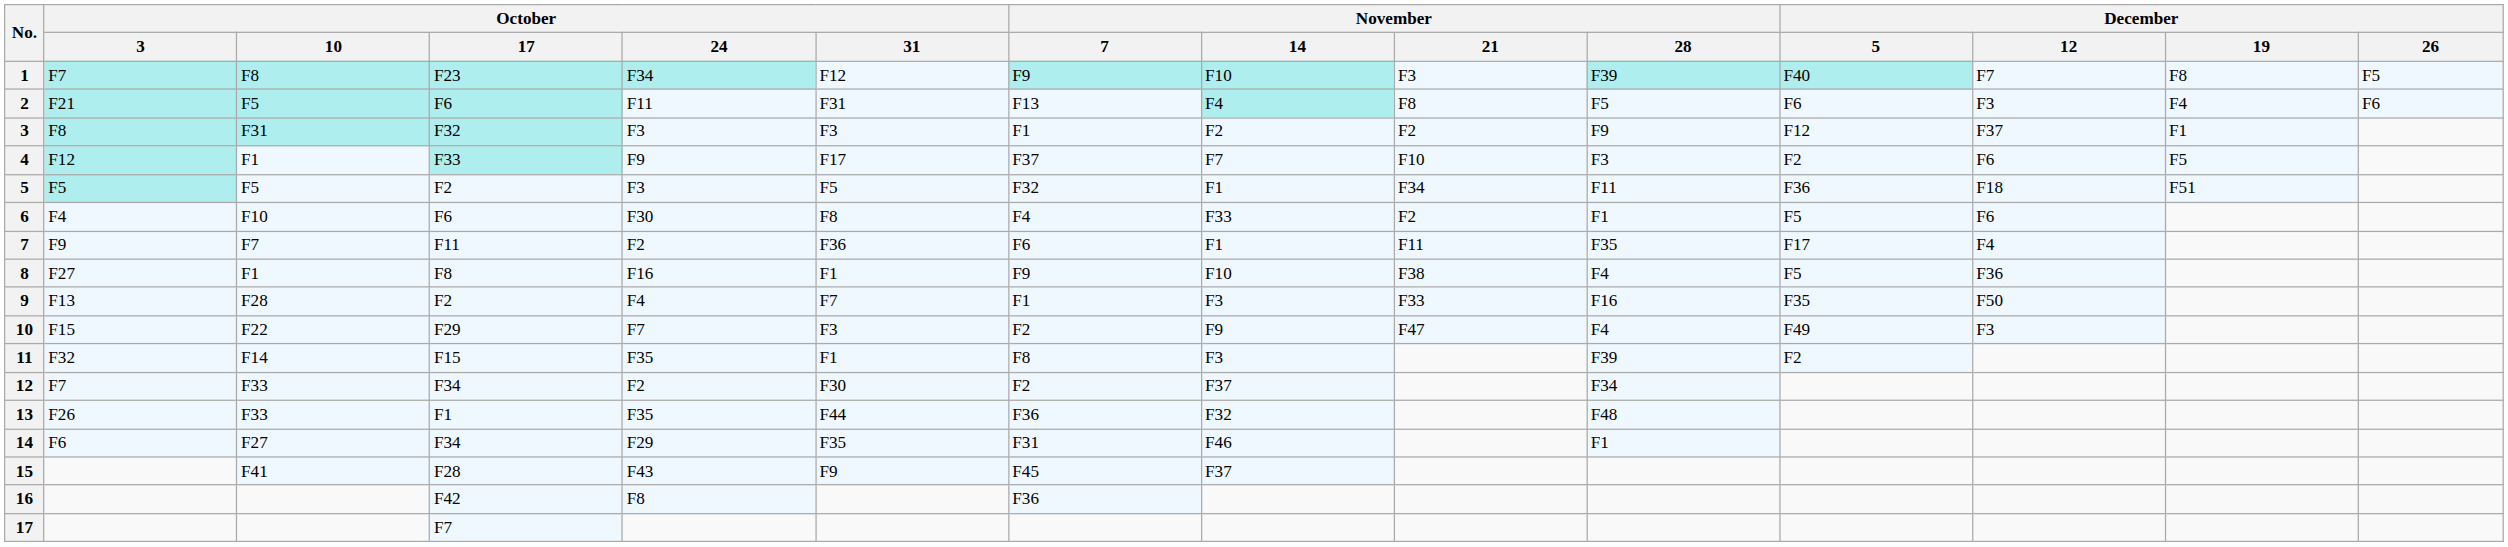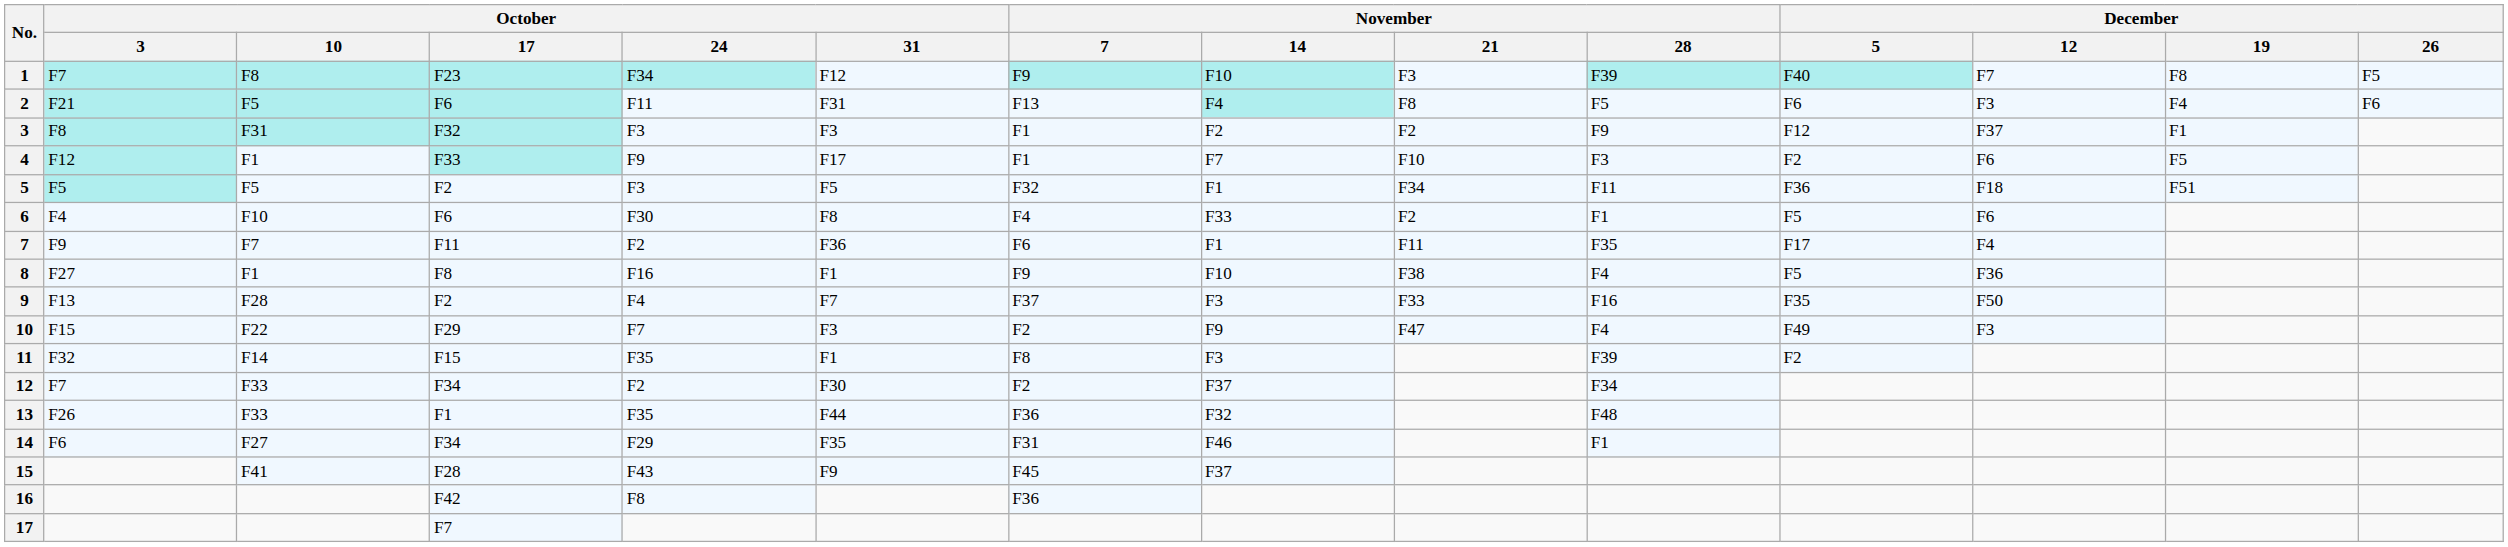(1026, 159) F37 -> (1021, 159) F1
(1021, 300) F1 -> (1026, 300) F37
